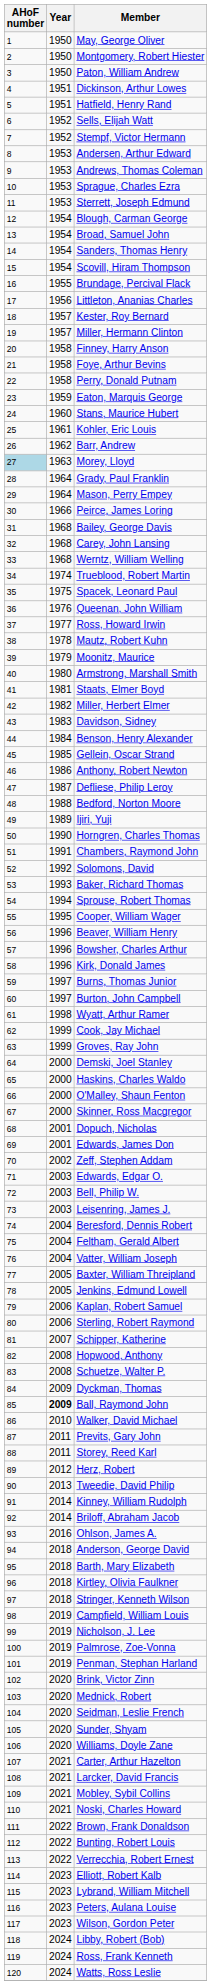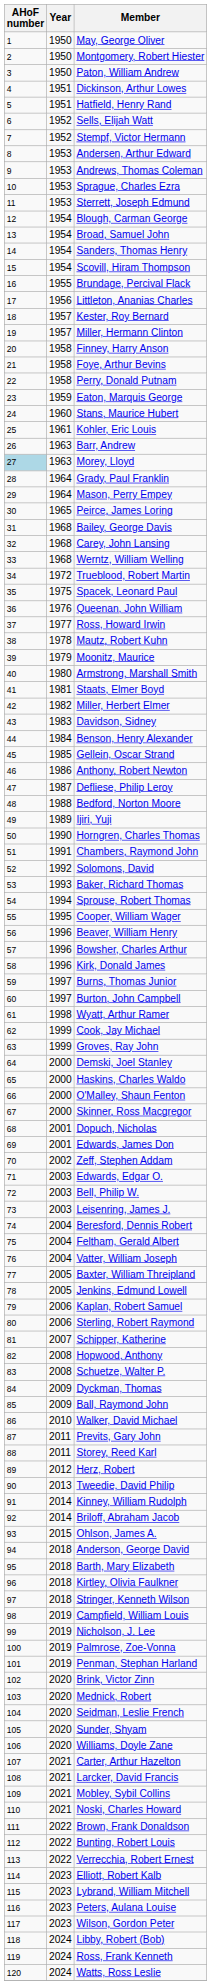(60, 446) 1962 -> (60, 446) 1963
(60, 511) 1966 -> (60, 511) 1965
(60, 576) 1974 -> (60, 576) 1972
(60, 1404) bold -> (60, 1404) normal
(60, 1534) 2016 -> (60, 1534) 2015
